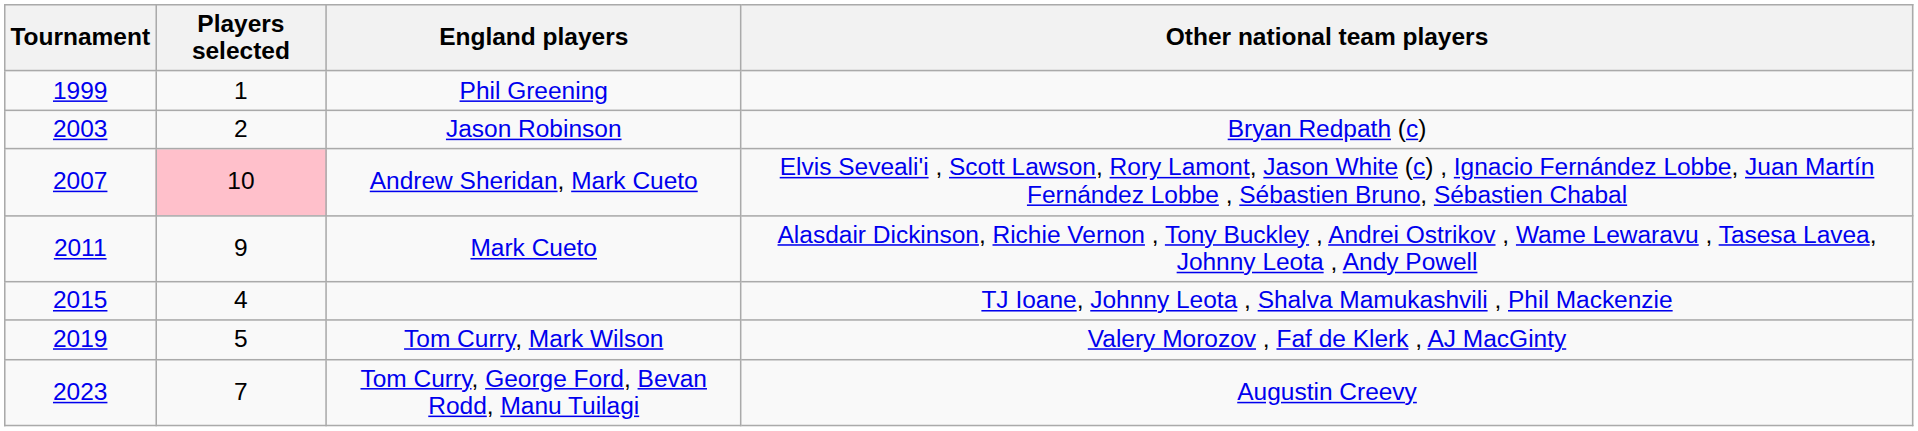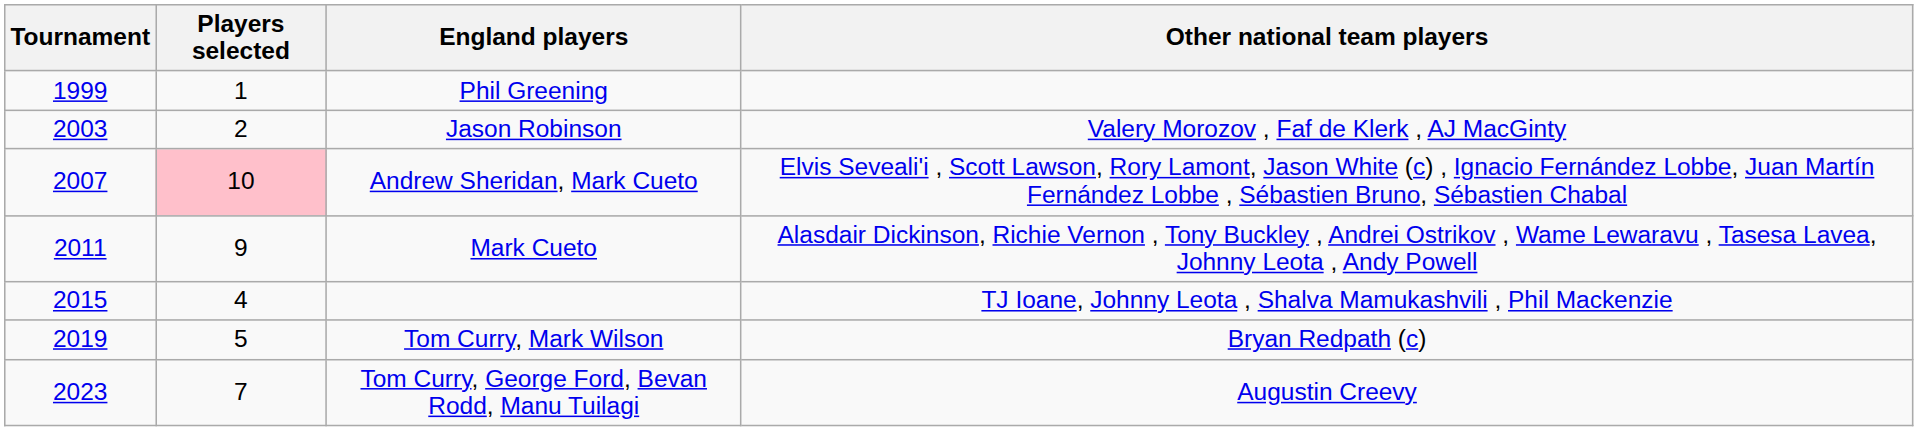(1327, 129) Bryan Redpath (c) -> (1327, 129) Valery Morozov , Faf de Klerk , AJ MacGinty
(1327, 339) Valery Morozov , Faf de Klerk , AJ MacGinty -> (1327, 339) Bryan Redpath (c)
